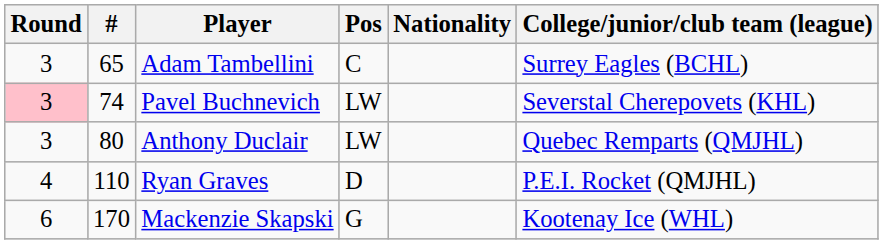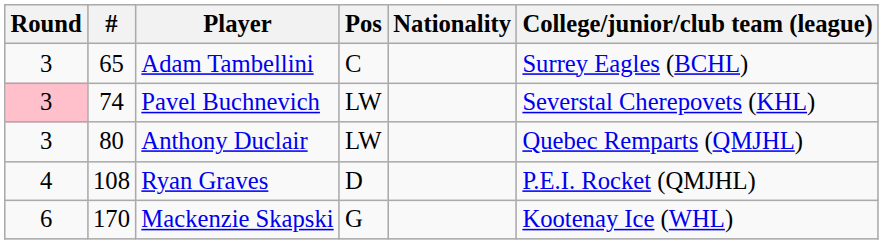(112, 180) 110 -> (112, 180) 108
